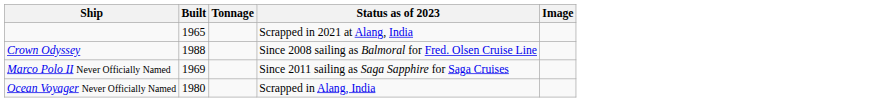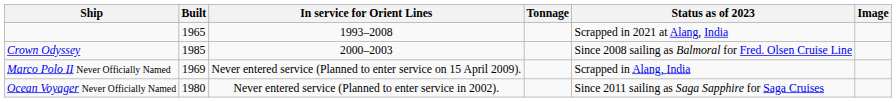+ column: (366, 13)
(194, 50) 1988 -> (194, 50) 1985
(384, 69) Since 2011 sailing as Saga Sapphire for Saga Cruises -> (632, 69) Scrapped in Alang, India
(317, 87) Scrapped in Alang, India -> (699, 87) Since 2011 sailing as Saga Sapphire for Saga Cruises
